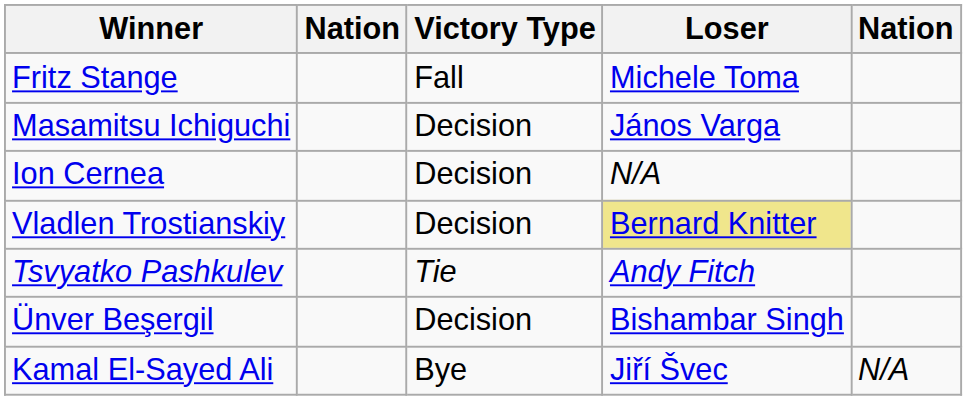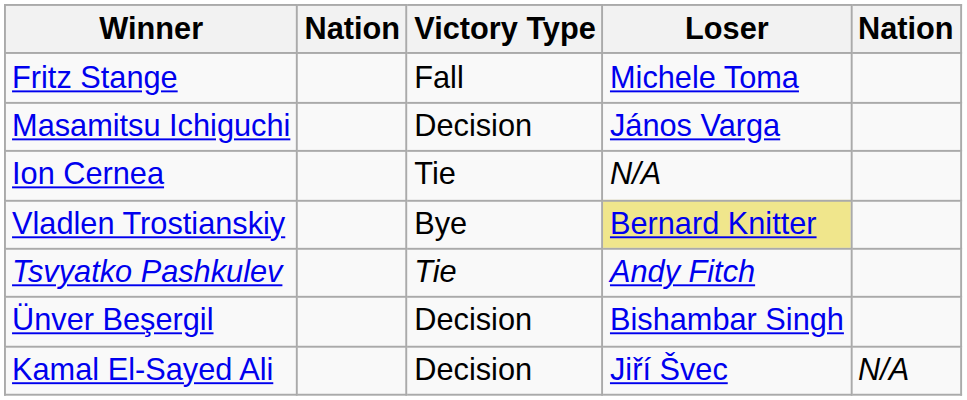(473, 175) Decision -> (435, 175) Tie
(473, 223) Decision -> (441, 223) Bye
(441, 369) Bye -> (473, 369) Decision
